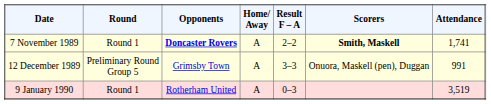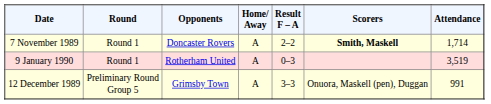(201, 43) bold -> (200, 43) normal
(459, 43) 1,741 -> (457, 43) 1,714
rows swapped: (44, 66) <-> (44, 90)
